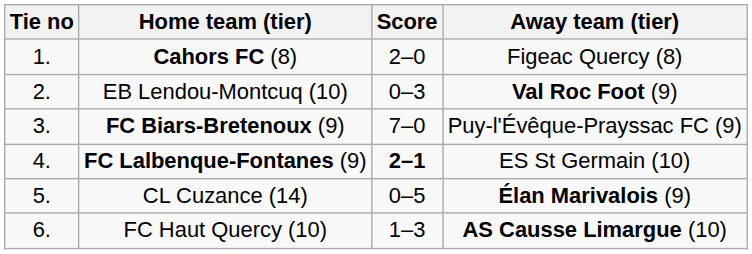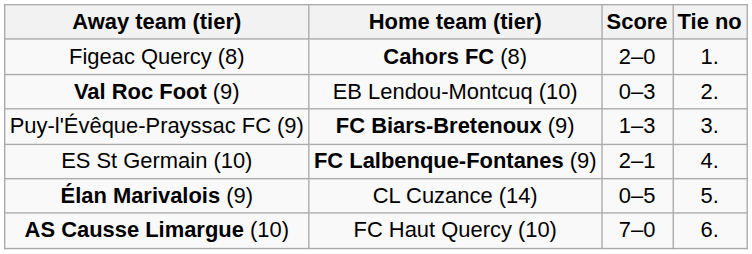columns swapped: (42, 21) <-> (595, 21)
(407, 126) 7–0 -> (637, 126) 1–3
(407, 160) bold -> (637, 160) normal
(407, 230) 1–3 -> (637, 230) 7–0
